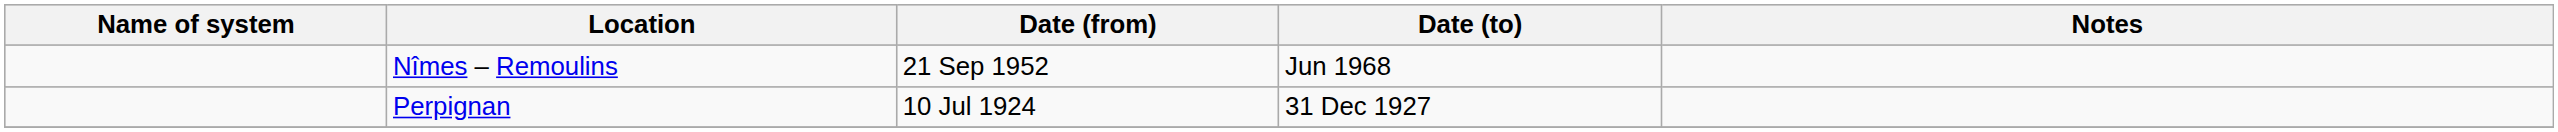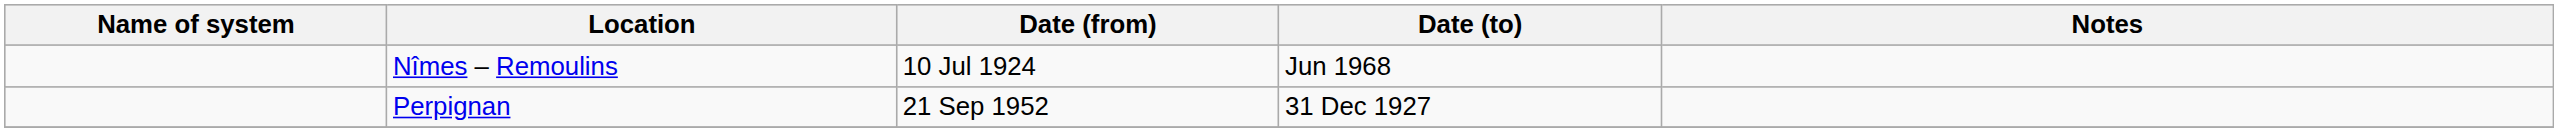(976, 65) 21 Sep 1952 -> (969, 65) 10 Jul 1924
(969, 106) 10 Jul 1924 -> (976, 106) 21 Sep 1952
